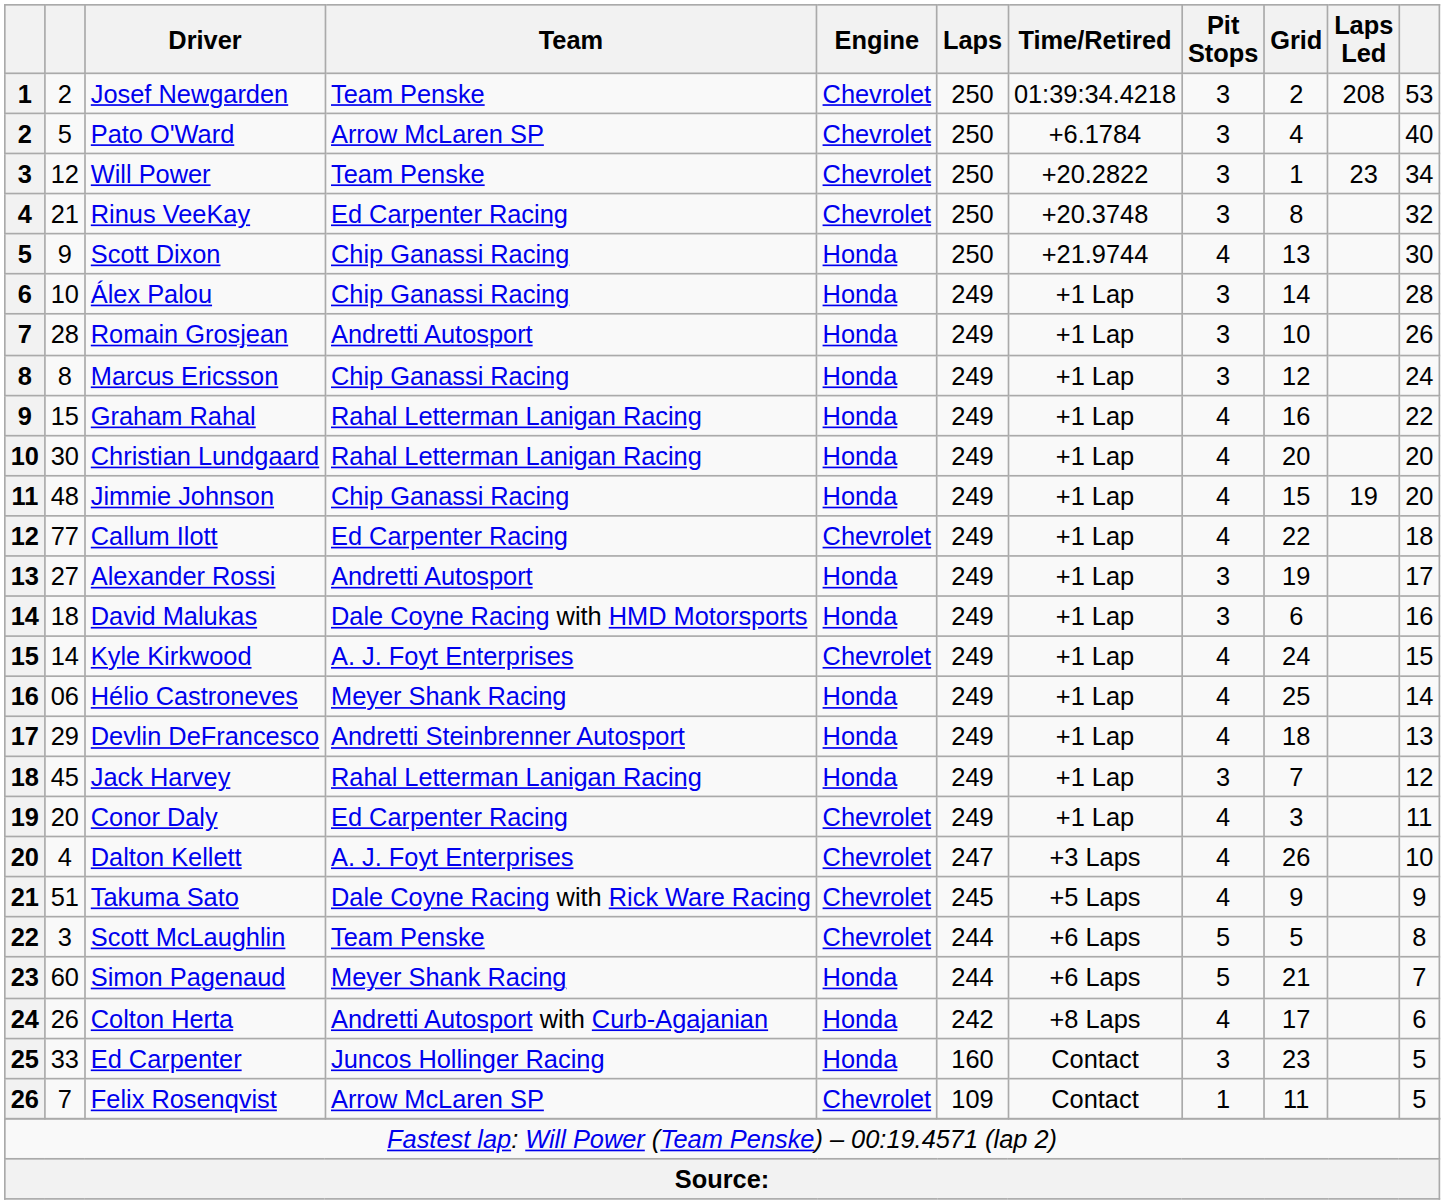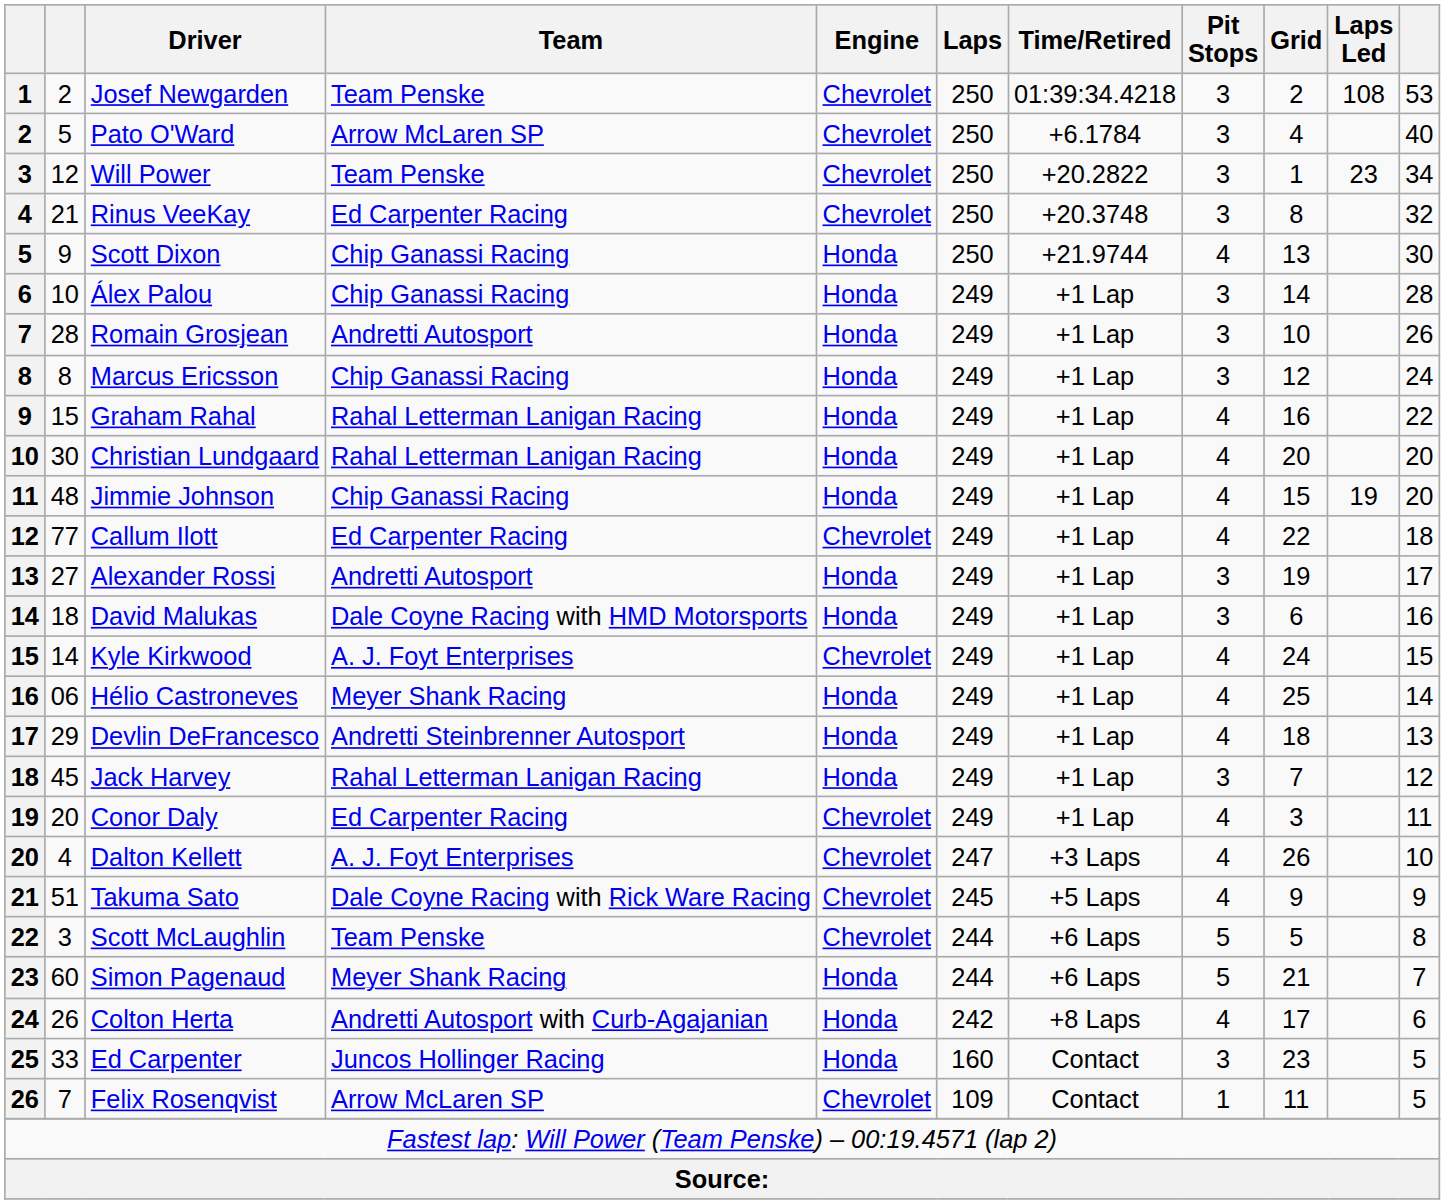(1364, 94) 208 -> (1364, 94) 108
